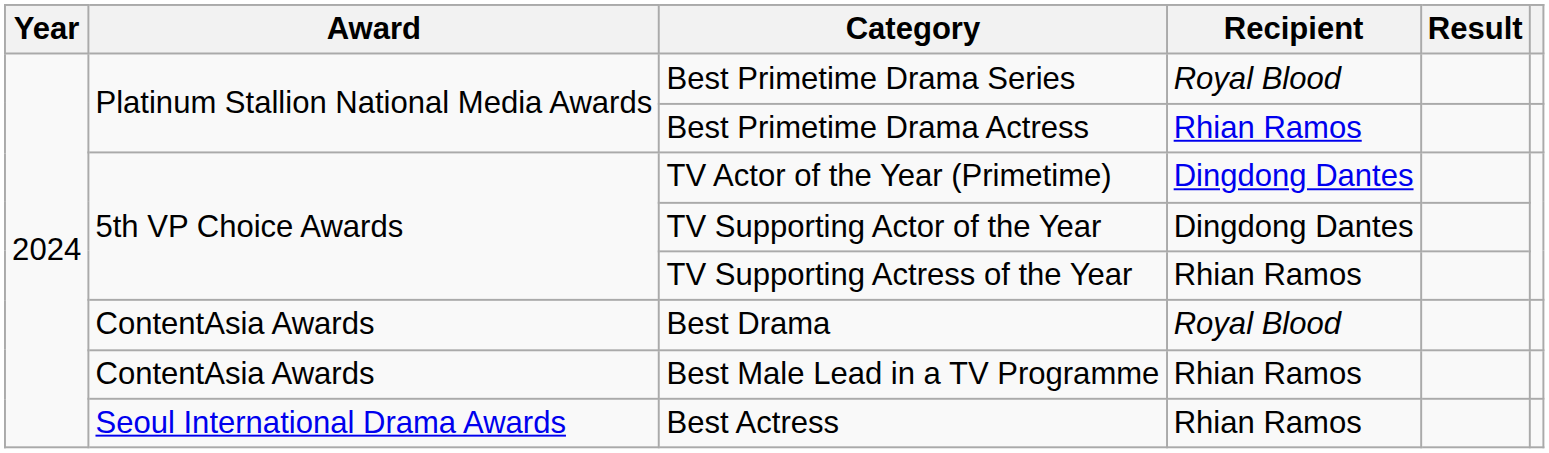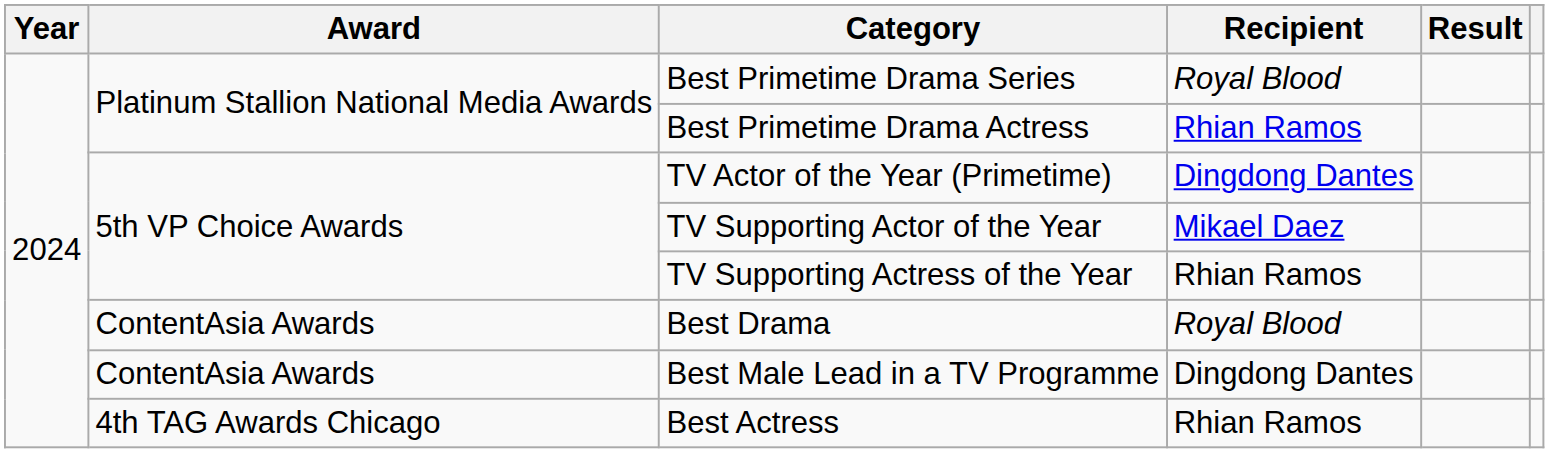(1294, 226) Dingdong Dantes -> (1259, 226) Mikael Daez
(1268, 373) Rhian Ramos -> (1294, 373) Dingdong Dantes
(331, 422) Seoul International Drama Awards -> (268, 422) 4th TAG Awards Chicago
